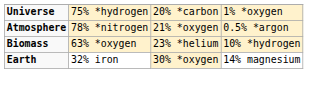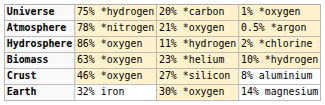+ row: (39, 45)
+ row: (22, 77)
